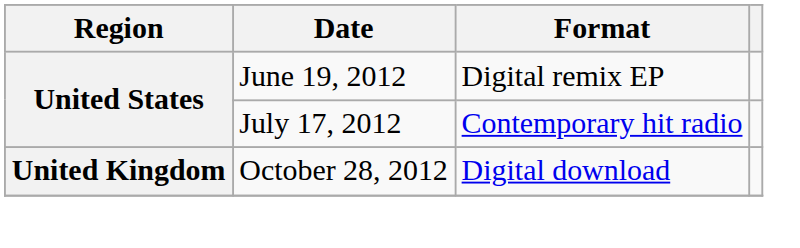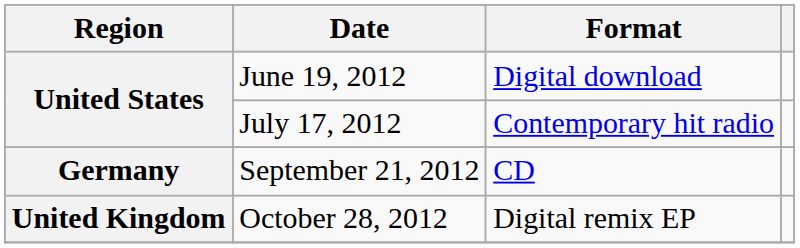(563, 75) Digital remix EP -> (598, 75) Digital download
+ row: (359, 170)
(566, 170) Digital download -> (595, 218) Digital remix EP
